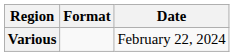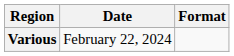columns swapped: (87, 16) <-> (172, 16)
